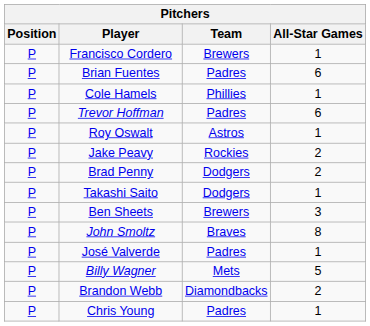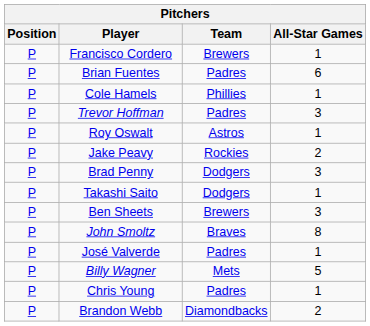(318, 113) 6 -> (318, 113) 3
(318, 172) 2 -> (318, 172) 3
rows swapped: (121, 291) <-> (121, 311)
